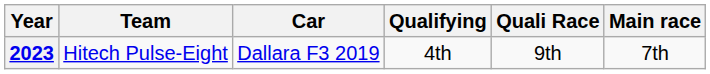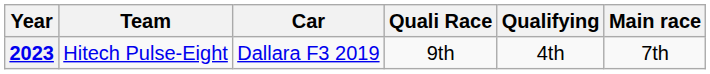columns swapped: (438, 21) <-> (548, 21)
